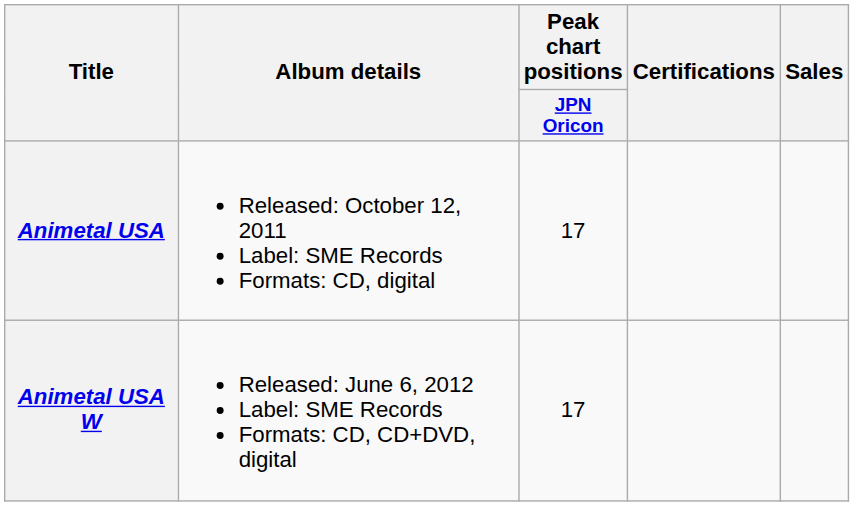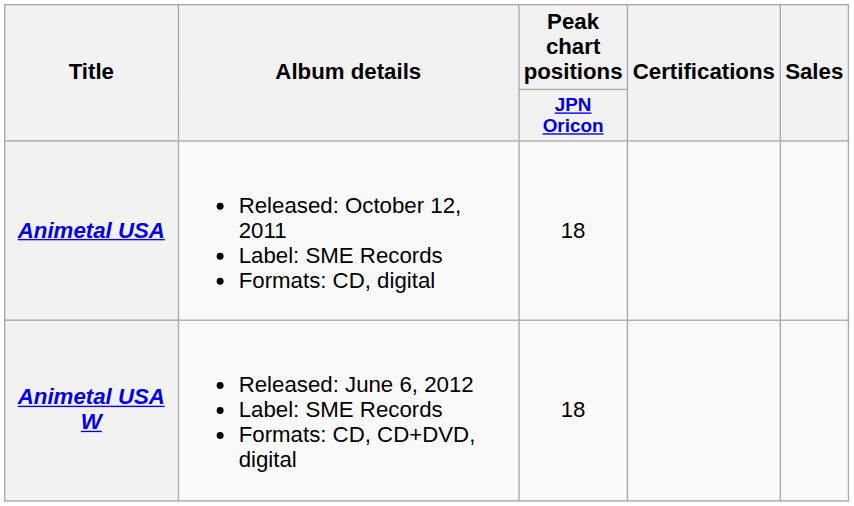(573, 230) 17 -> (573, 230) 18
(573, 410) 17 -> (573, 410) 18
